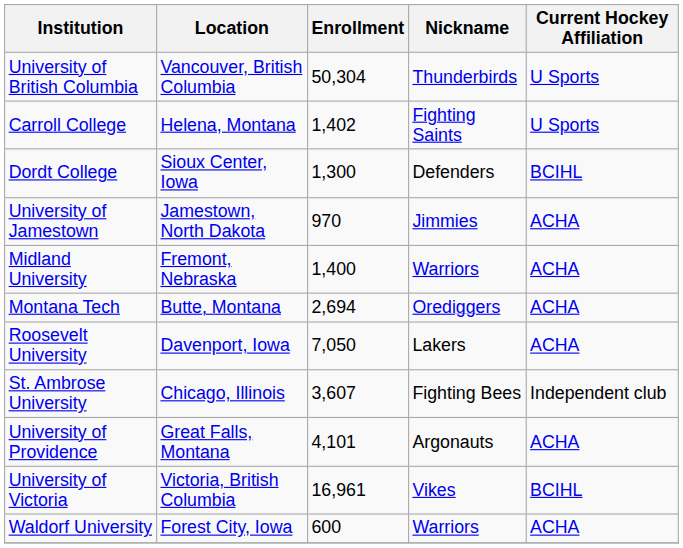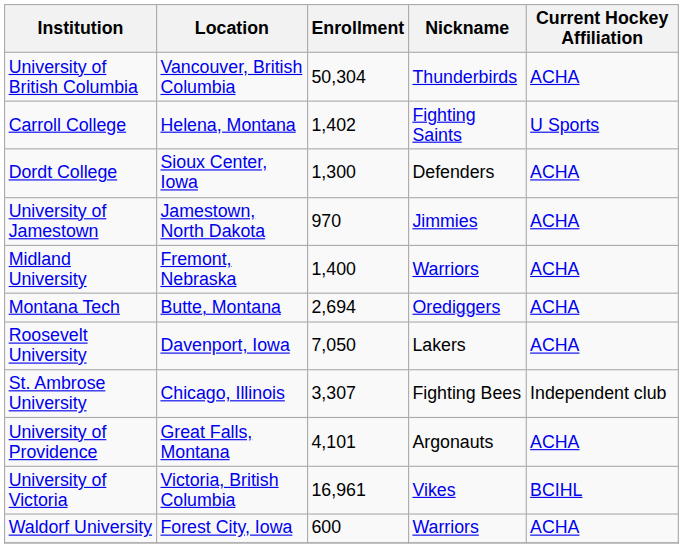(565, 76) U Sports -> (555, 76) ACHA
(556, 173) BCIHL -> (555, 173) ACHA
(334, 393) 3,607 -> (334, 393) 3,307
